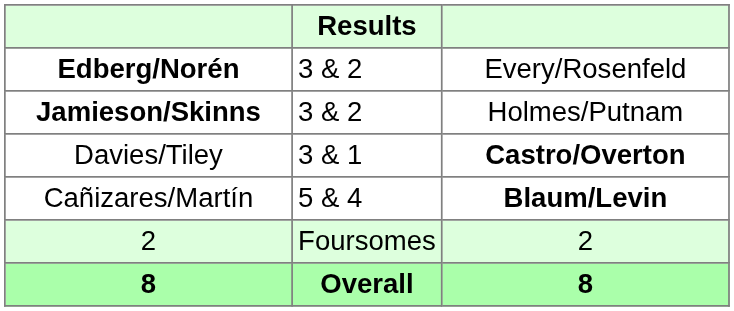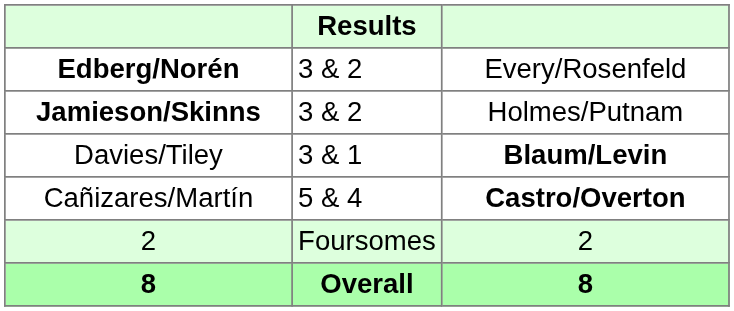(585, 154) Castro/Overton -> (585, 154) Blaum/Levin
(585, 198) Blaum/Levin -> (585, 198) Castro/Overton
